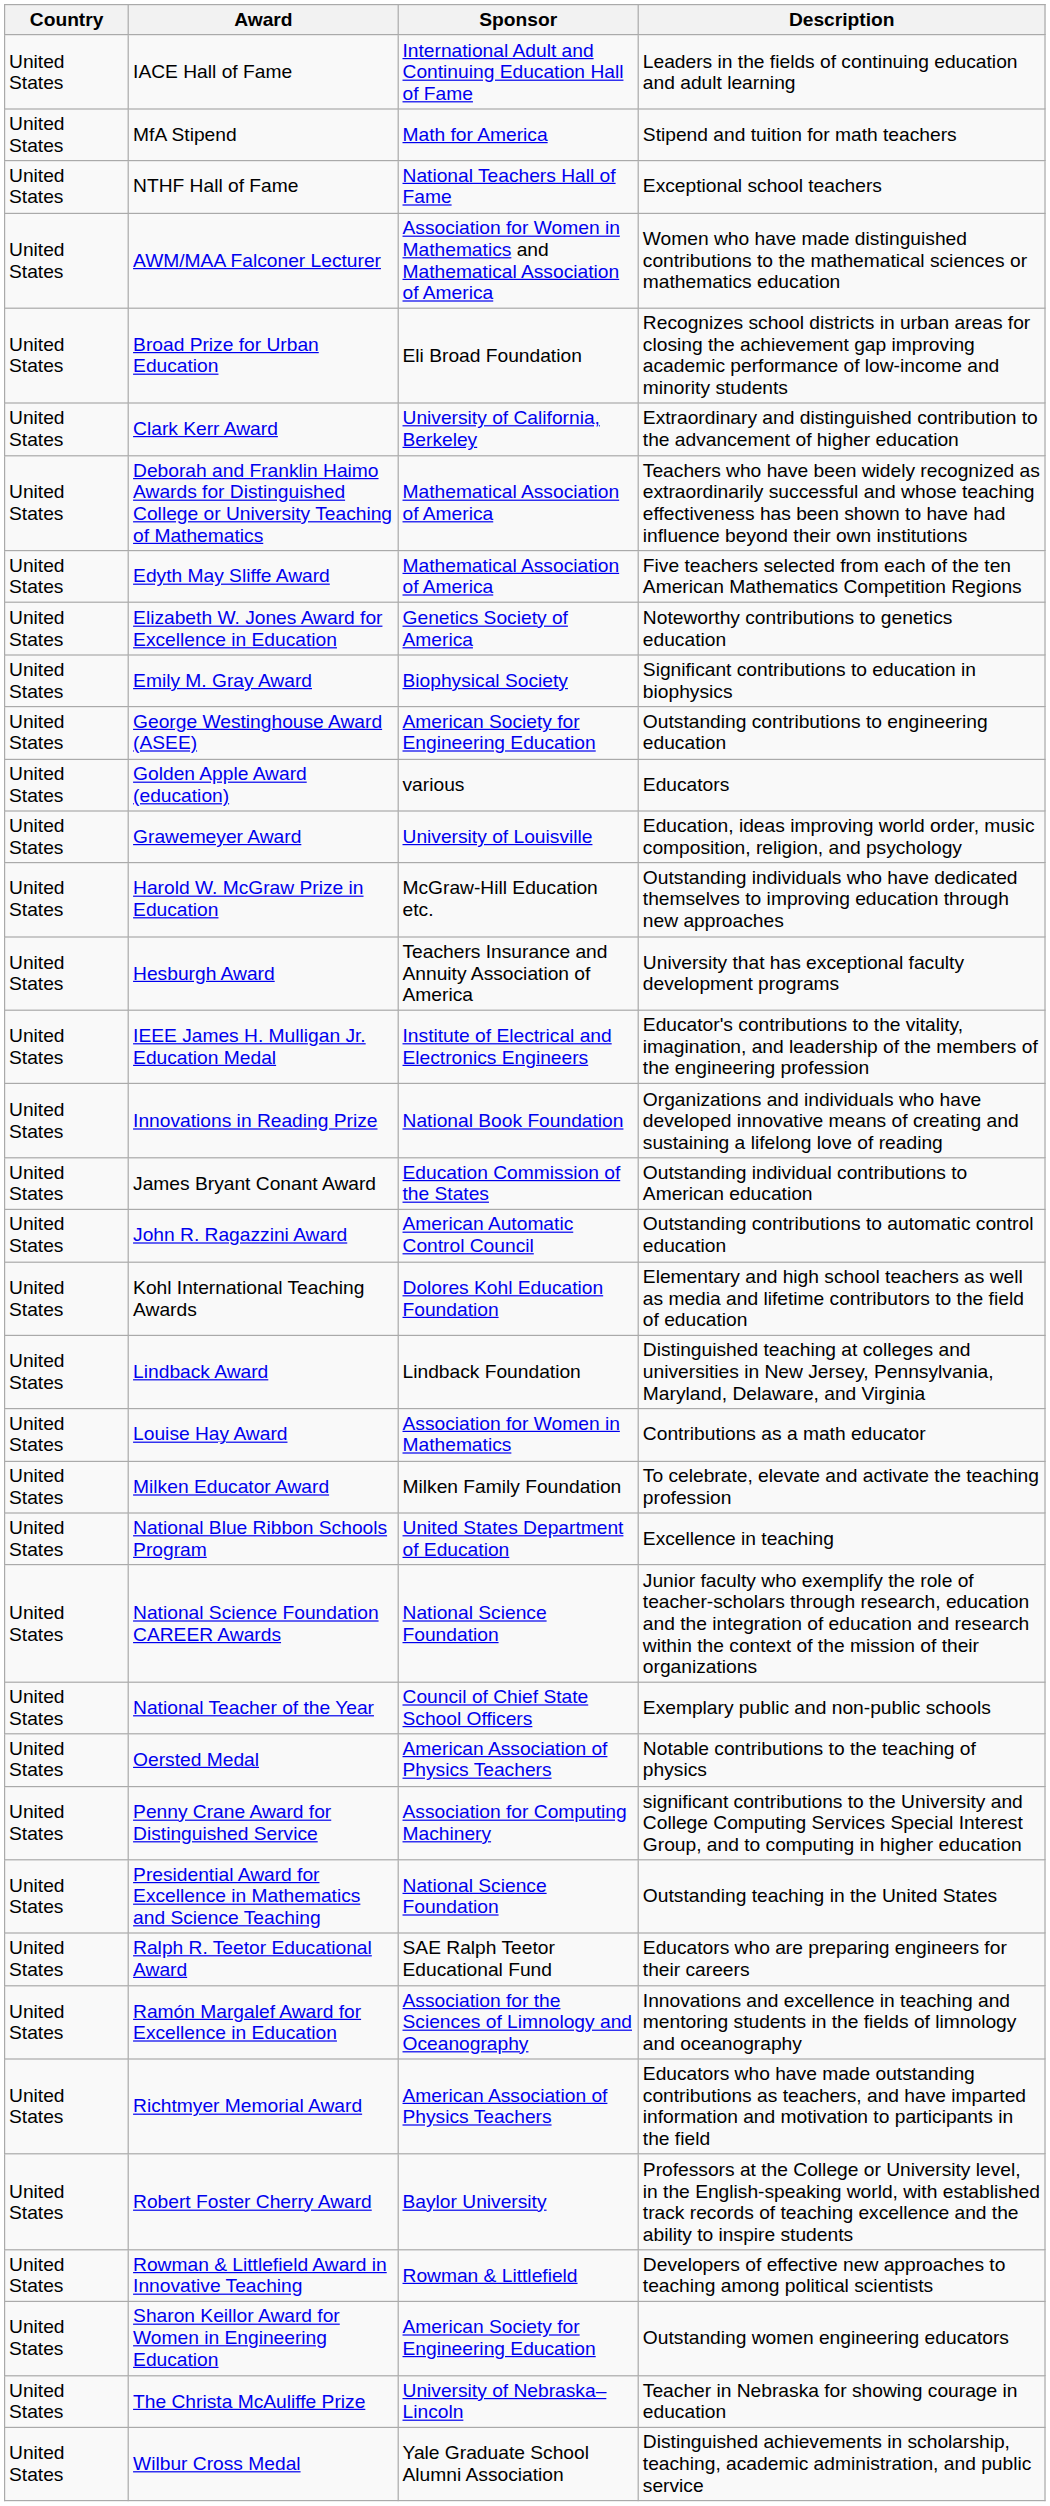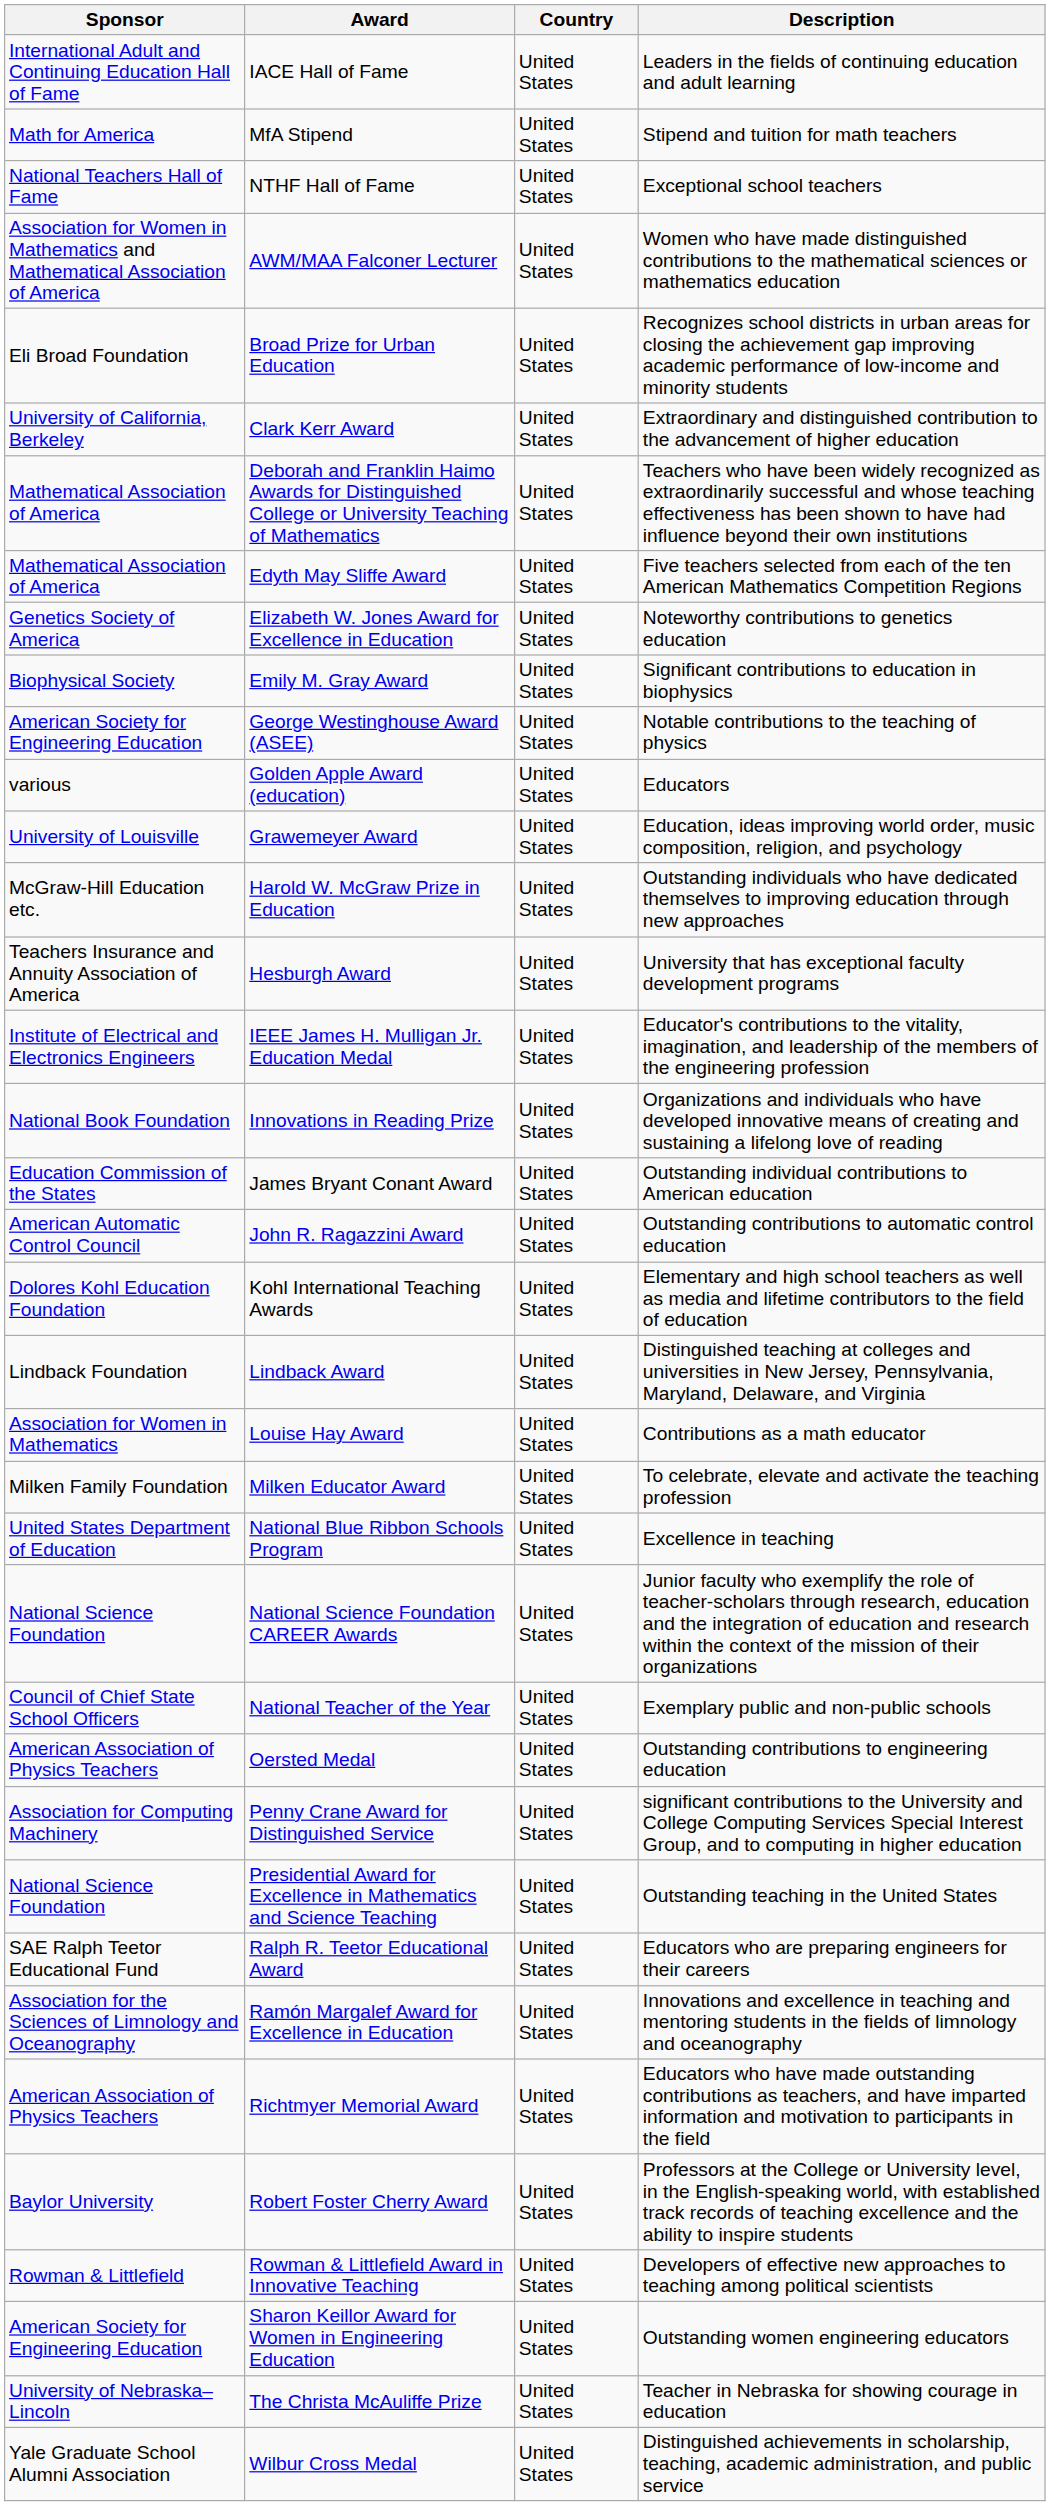columns swapped: (67, 19) <-> (518, 19)
(815, 732) Outstanding contributions to engineering education -> (809, 732) Notable contributions to the teaching of physics
(809, 1759) Notable contributions to the teaching of physics -> (815, 1759) Outstanding contributions to engineering education
